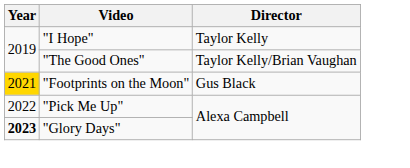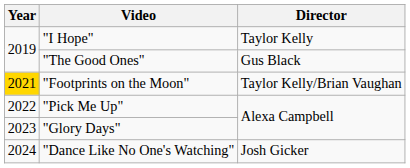(276, 60) Taylor Kelly/Brian Vaughan -> (271, 60) Gus Black
(226, 83) Gus Black -> (321, 83) Taylor Kelly/Brian Vaughan
(22, 128) bold -> (22, 128) normal
+ row: (139, 151)
